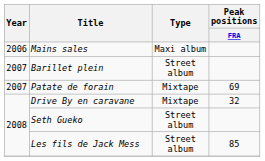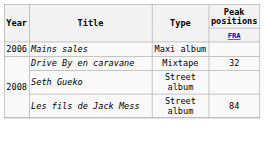- row: (67, 68)
- row: (72, 87)
(234, 144) 85 -> (234, 106) 84
